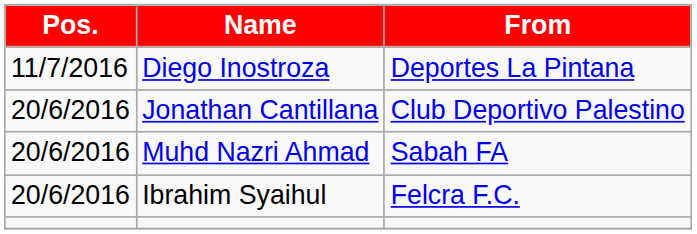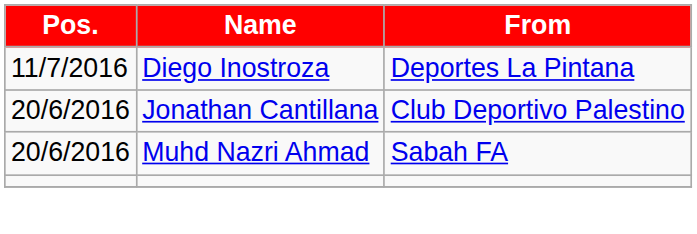- row: (234, 195)
